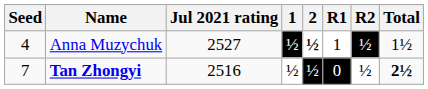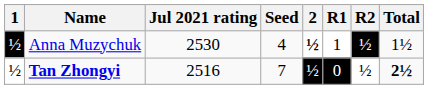columns swapped: (25, 17) <-> (292, 17)
(224, 44) 2527 -> (203, 44) 2530
